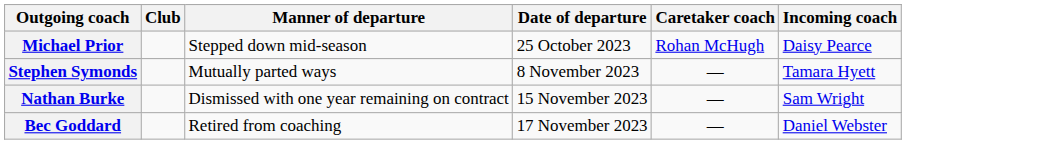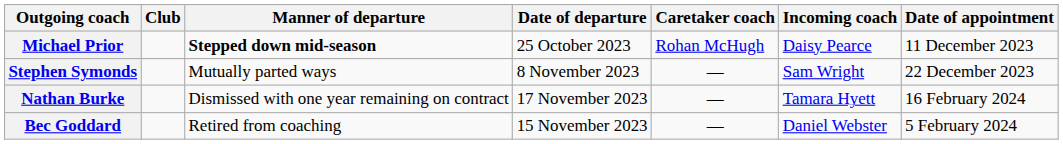+ column: (979, 17)
(278, 44) normal -> (282, 44) bold
(829, 71) Tamara Hyett -> (823, 71) Sam Wright
(582, 98) 15 November 2023 -> (582, 98) 17 November 2023
(823, 98) Sam Wright -> (829, 98) Tamara Hyett
(582, 125) 17 November 2023 -> (582, 125) 15 November 2023
